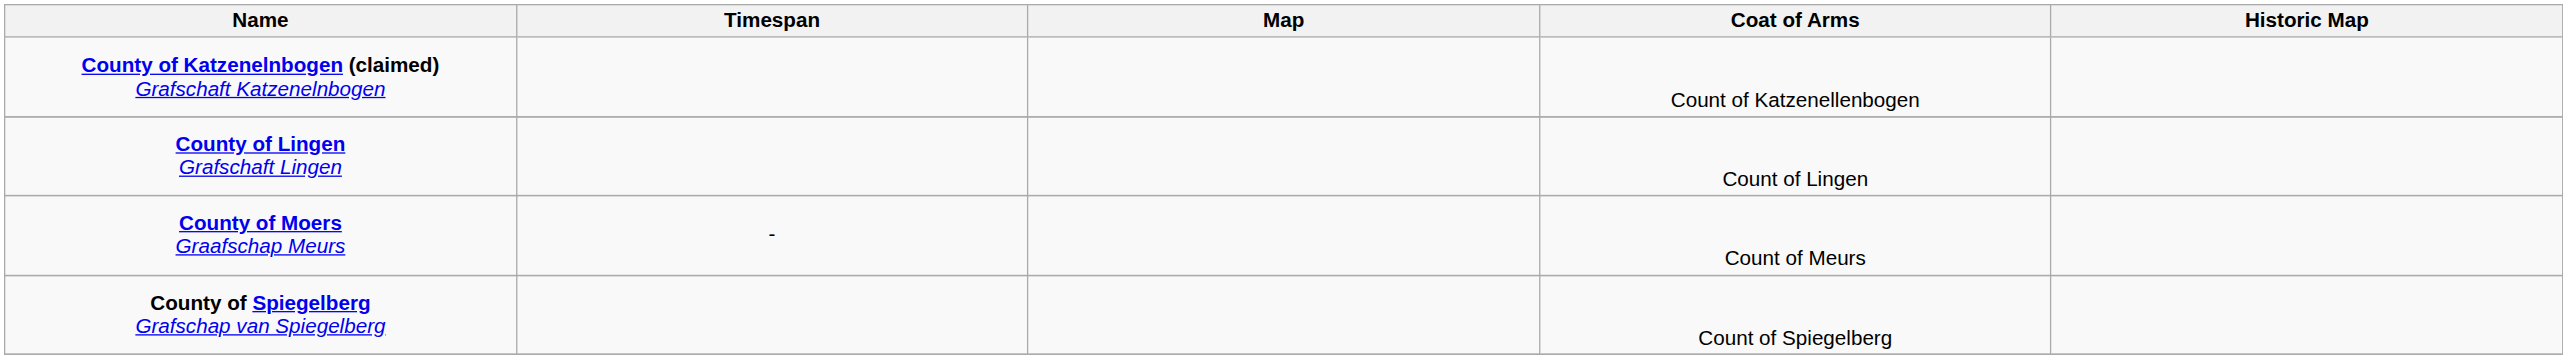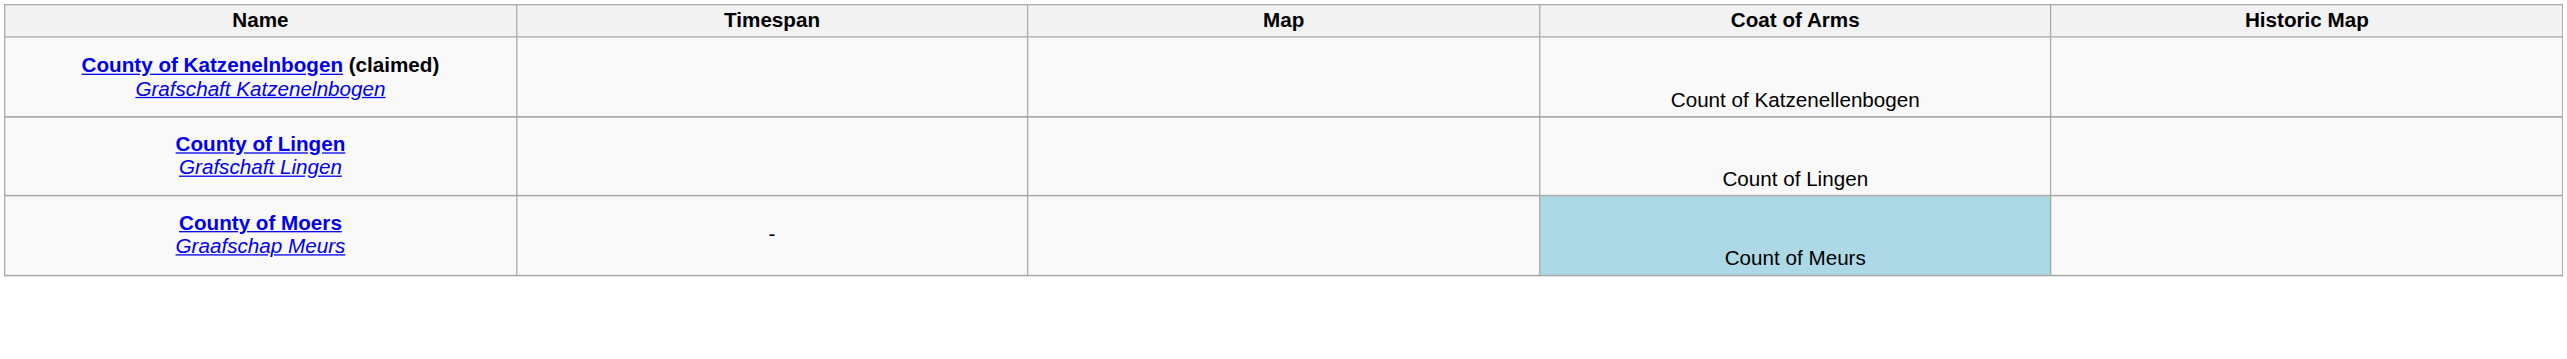(1795, 258) no background -> (1795, 258) lightblue background
- row: (260, 314)
